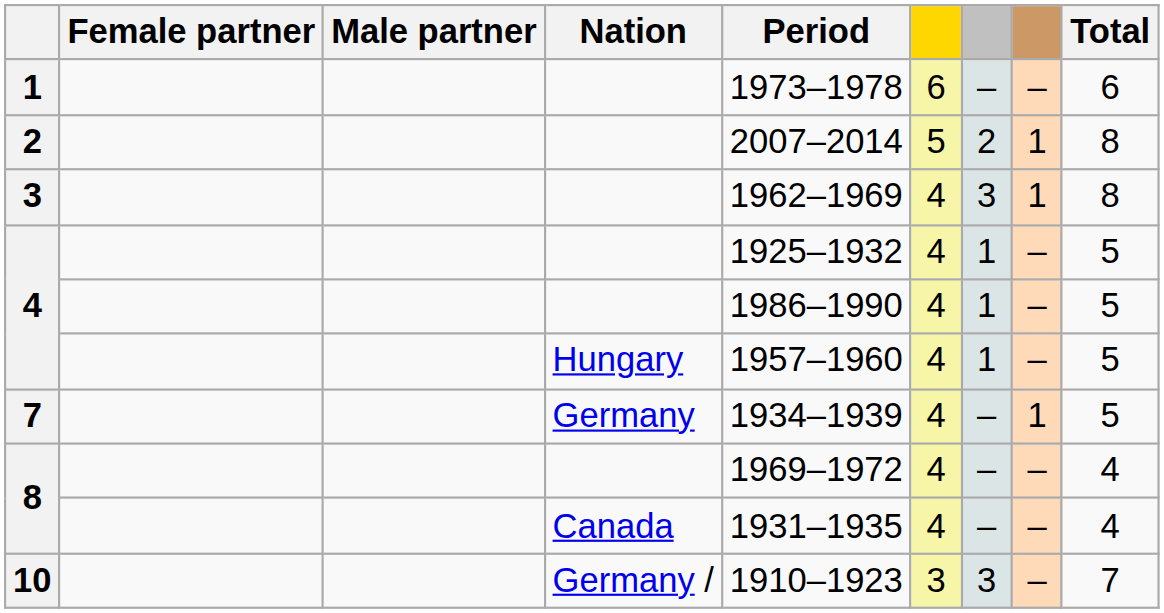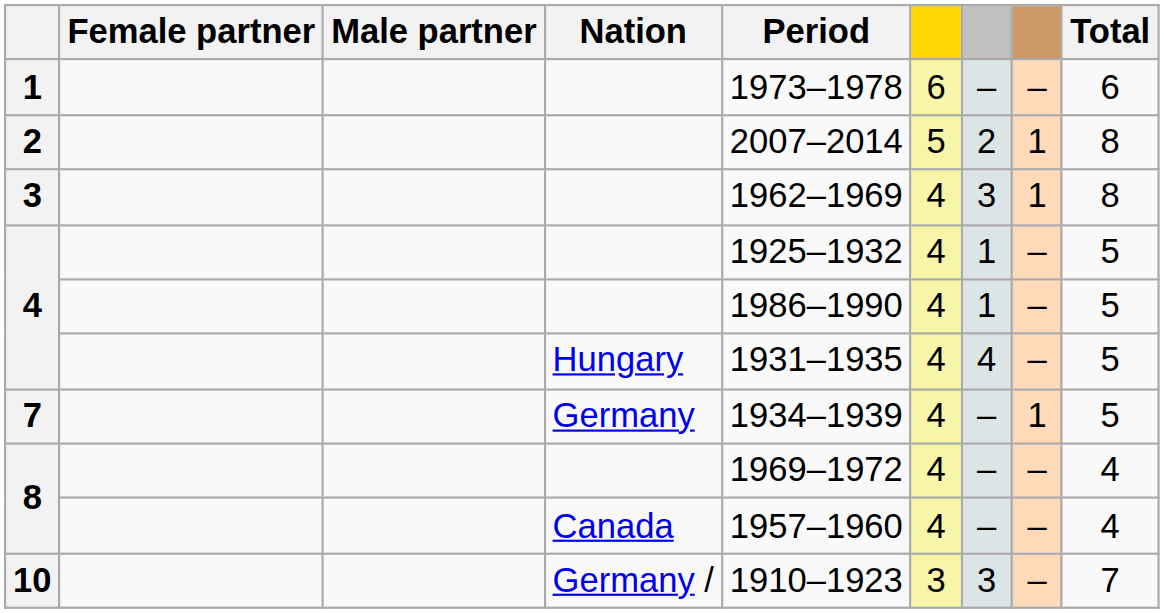(816, 360) 1957–1960 -> (816, 360) 1931–1935
(987, 360) 1 -> (987, 360) 4
(816, 525) 1931–1935 -> (816, 525) 1957–1960
